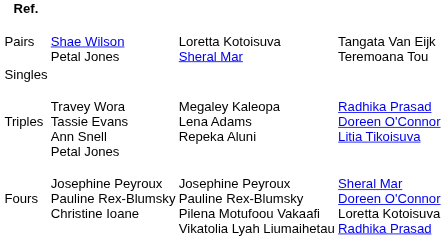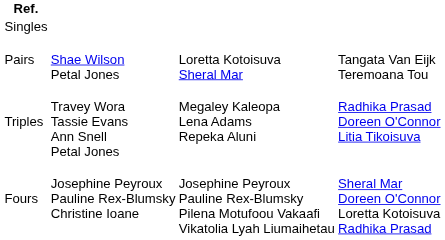rows swapped: (26, 74) <-> (19, 41)
